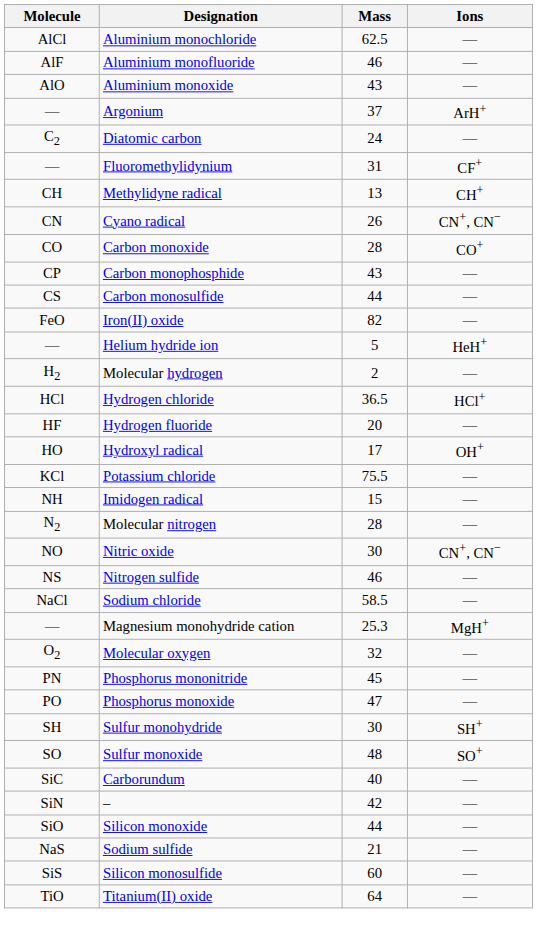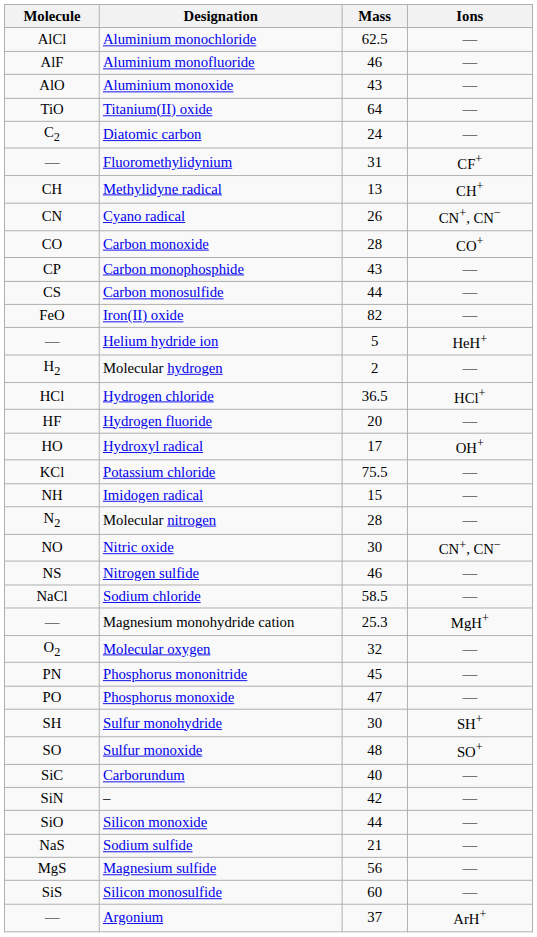rows swapped: (133, 111) <-> (158, 896)
+ row: (160, 869)
